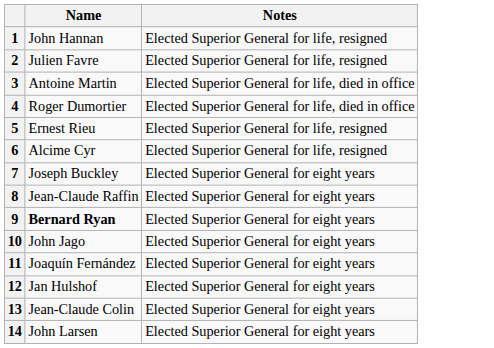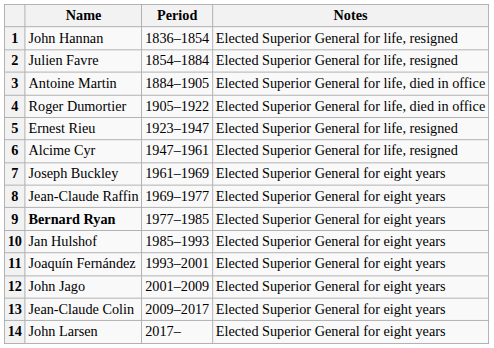+ column: (177, 15)
(57, 241) John Jago -> (63, 241) Jan Hulshof
(63, 286) Jan Hulshof -> (57, 286) John Jago
